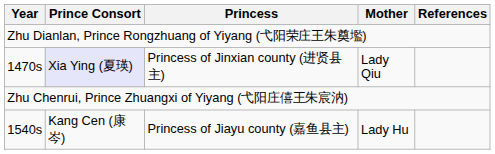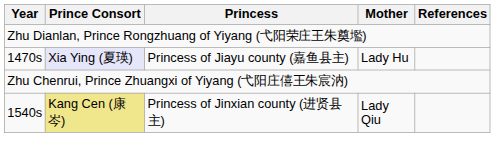(245, 66) Princess of Jinxian county (进贤县主) -> (248, 58) Princess of Jiayu county (嘉鱼县主)
(375, 67) Lady Qiu -> (385, 58) Lady Hu
(87, 129) no background -> (87, 112) khaki background
(248, 129) Princess of Jiayu county (嘉鱼县主) -> (245, 112) Princess of Jinxian county (进贤县主)
(385, 129) Lady Hu -> (375, 112) Lady Qiu
